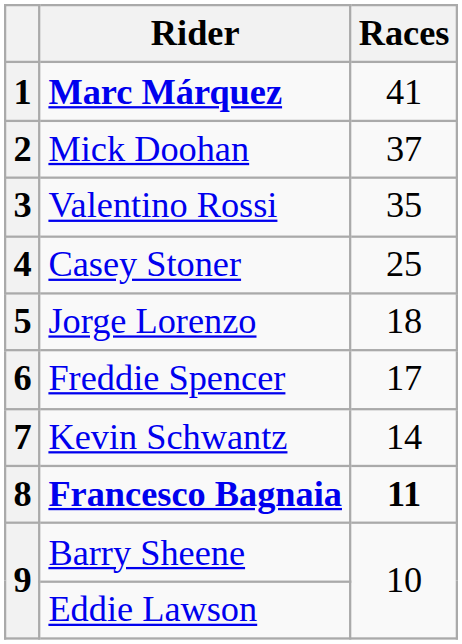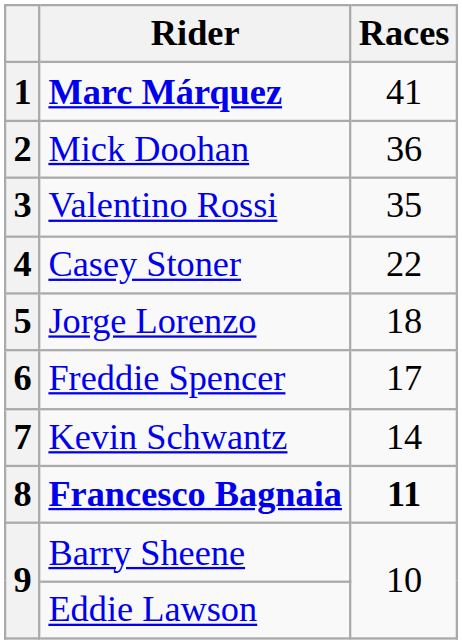(404, 148) 37 -> (404, 148) 36
(404, 263) 25 -> (404, 263) 22
